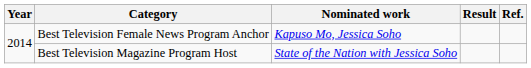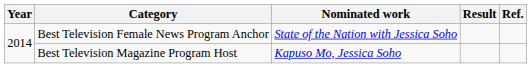(338, 33) Kapuso Mo, Jessica Soho -> (366, 33) State of the Nation with Jessica Soho
(366, 53) State of the Nation with Jessica Soho -> (338, 53) Kapuso Mo, Jessica Soho
